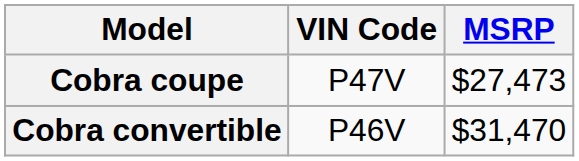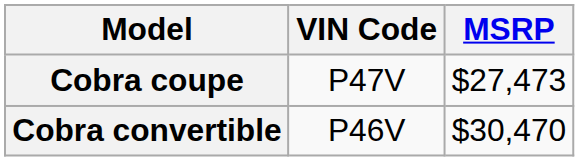(509, 130) $31,470 -> (509, 130) $30,470
